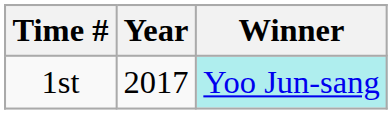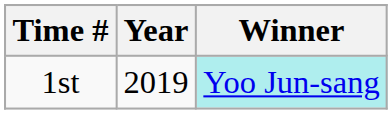(156, 81) 2017 -> (156, 81) 2019
